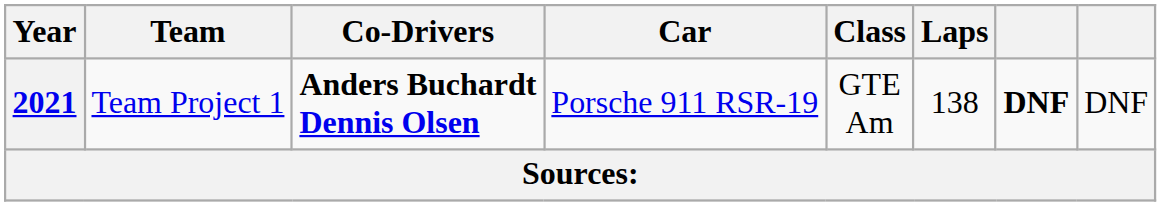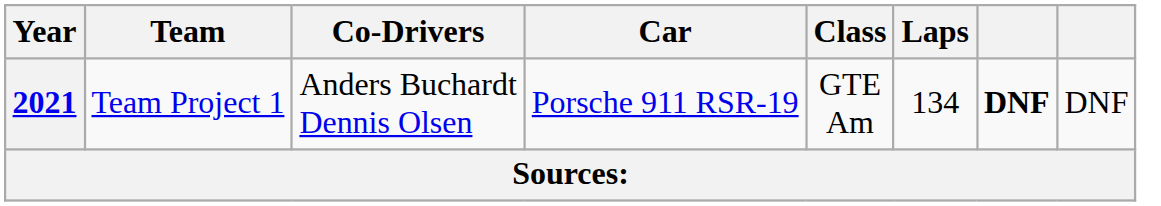(418, 102) bold -> (408, 102) normal
(955, 102) 138 -> (935, 102) 134
